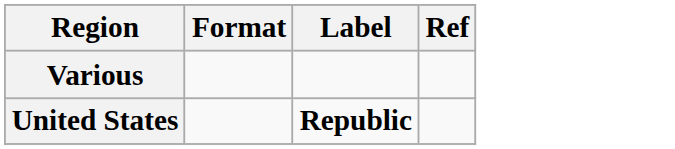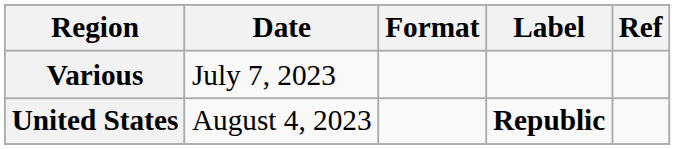+ column: (282, 27)
